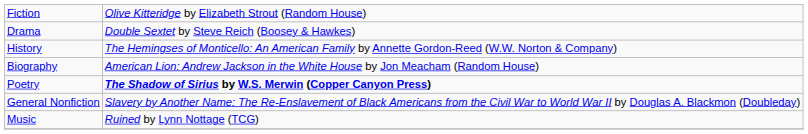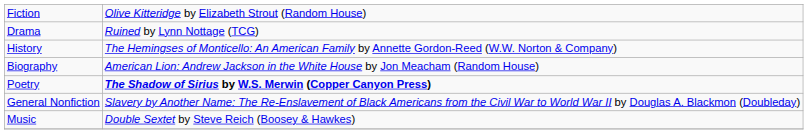(230, 31) Double Sextet by Steve Reich (Boosey & Hawkes) -> (182, 31) Ruined by Lynn Nottage (TCG)
(182, 119) Ruined by Lynn Nottage (TCG) -> (230, 119) Double Sextet by Steve Reich (Boosey & Hawkes)
